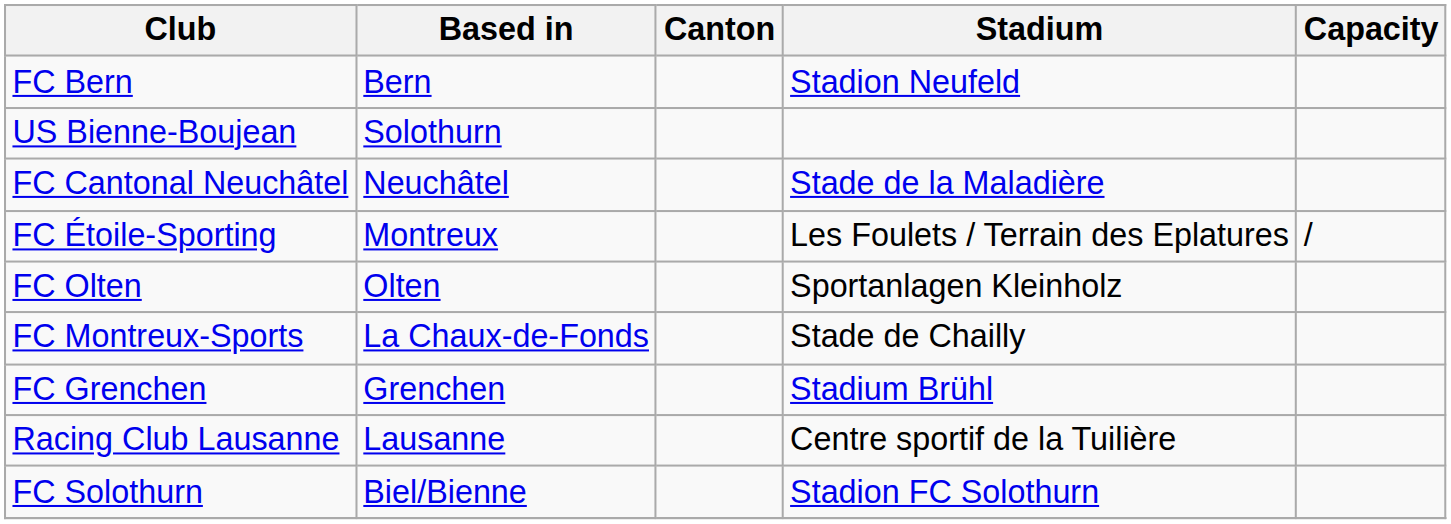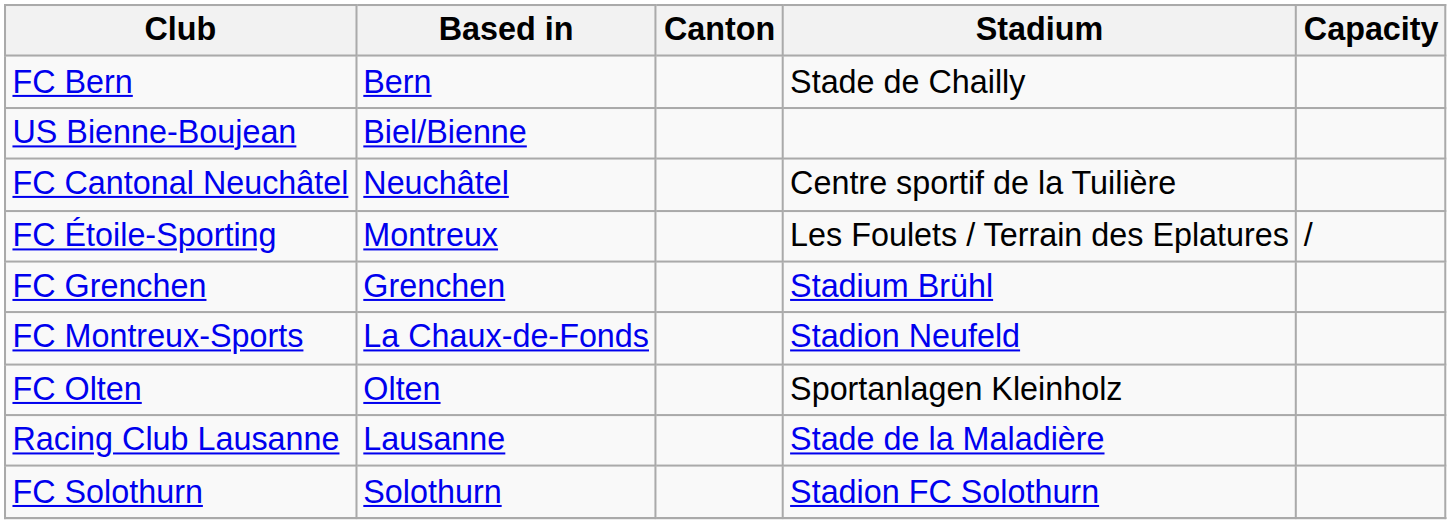(905, 81) Stadion Neufeld -> (908, 81) Stade de Chailly
(432, 132) Solothurn -> (445, 132) Biel/Bienne
(947, 183) Stade de la Maladière -> (983, 183) Centre sportif de la Tuilière
rows swapped: (109, 388) <-> (77, 286)
(908, 337) Stade de Chailly -> (905, 337) Stadion Neufeld
(983, 440) Centre sportif de la Tuilière -> (947, 440) Stade de la Maladière
(445, 491) Biel/Bienne -> (432, 491) Solothurn
